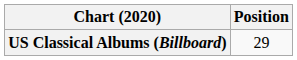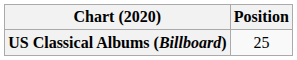(261, 42) 29 -> (261, 42) 25
